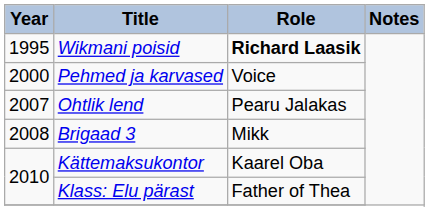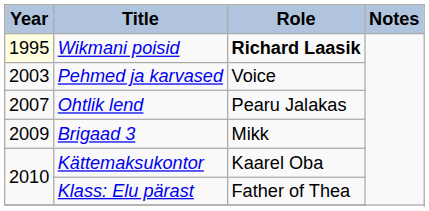(29, 48) no background -> (29, 48) lightyellow background
(29, 77) 2000 -> (29, 77) 2003
(29, 134) 2008 -> (29, 134) 2009
